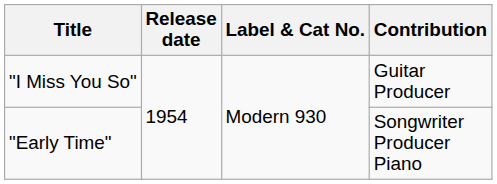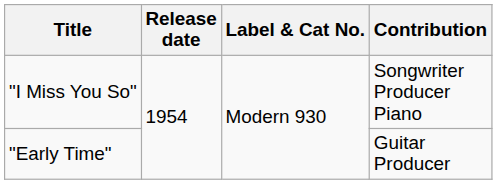(412, 81) Guitar Producer -> (419, 91) Songwriter Producer Piano
(419, 143) Songwriter Producer Piano -> (412, 153) Guitar Producer
